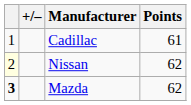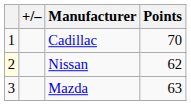(175, 40) 61 -> (175, 40) 70
(12, 88) bold -> (12, 88) normal
(175, 88) 62 -> (175, 88) 63
